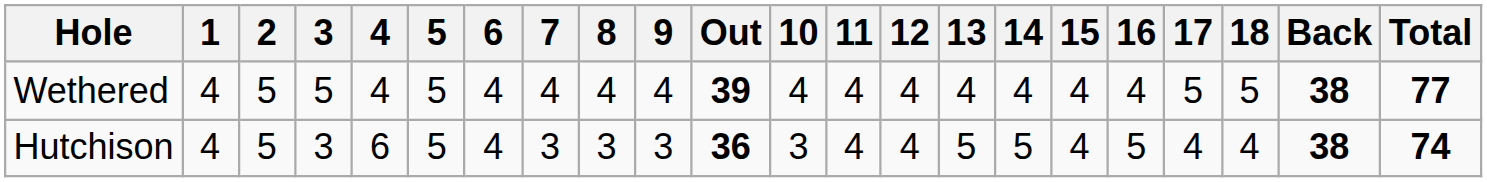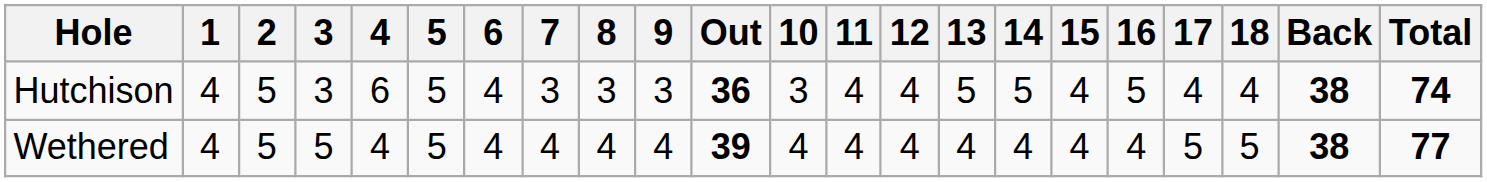rows swapped: (93, 147) <-> (91, 90)
